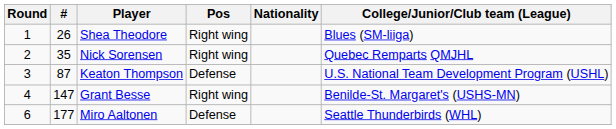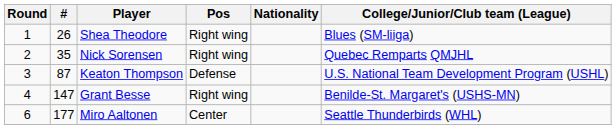(213, 114) Defense -> (208, 114) Center
